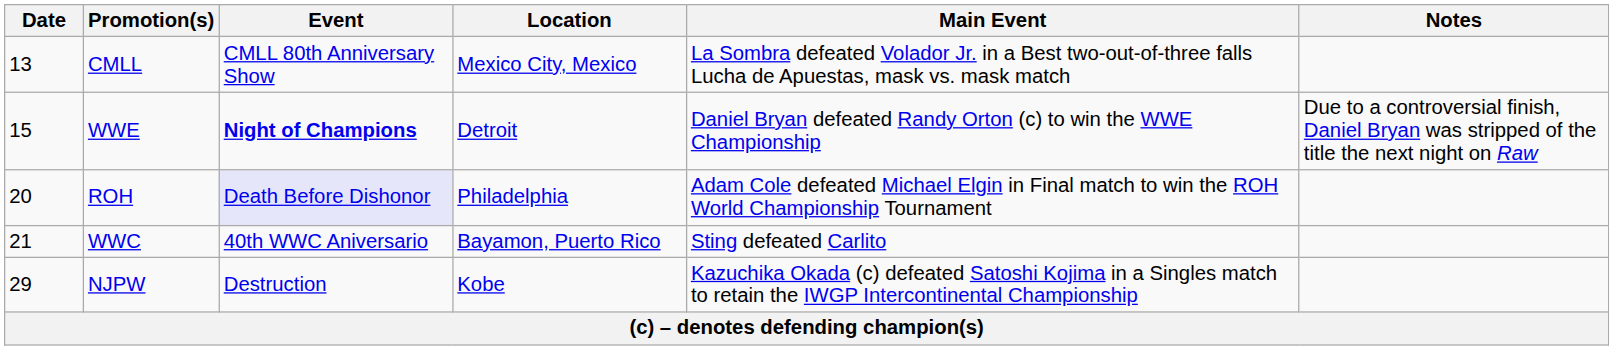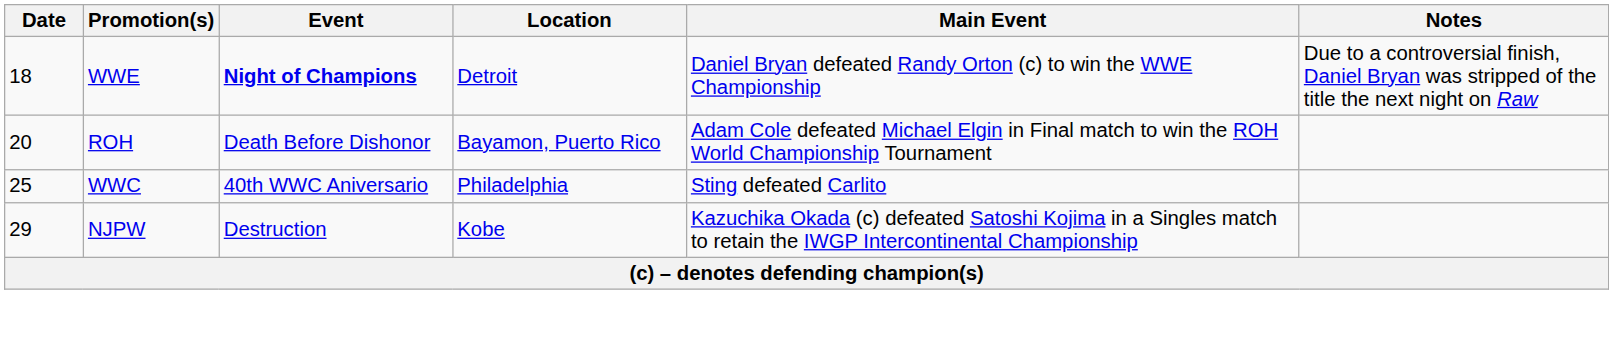- row: (115, 64)
(21, 130) 15 -> (21, 75) 18
(327, 197) lavender background -> (327, 142) no background
(513, 197) Philadelphia -> (559, 142) Bayamon, Puerto Rico
(21, 240) 21 -> (21, 185) 25
(559, 240) Bayamon, Puerto Rico -> (513, 185) Philadelphia
